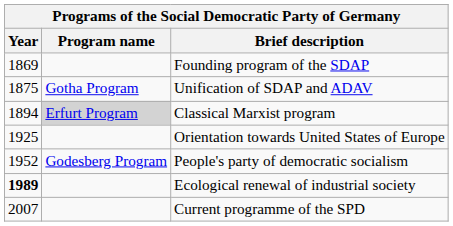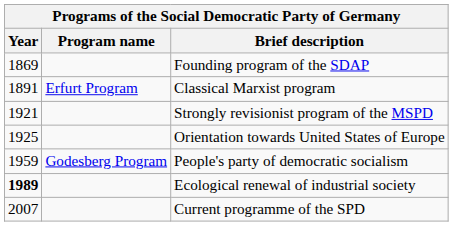- row: (273, 88)
(23, 112) 1894 -> (23, 88) 1891
(92, 112) lightgrey background -> (92, 88) no background
+ row: (304, 112)
(23, 161) 1952 -> (23, 161) 1959
